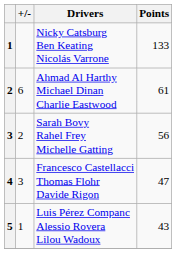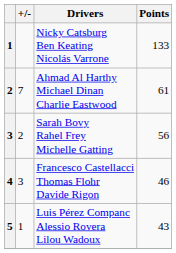(21, 91) 6 -> (21, 91) 7
(164, 181) 47 -> (164, 181) 46
